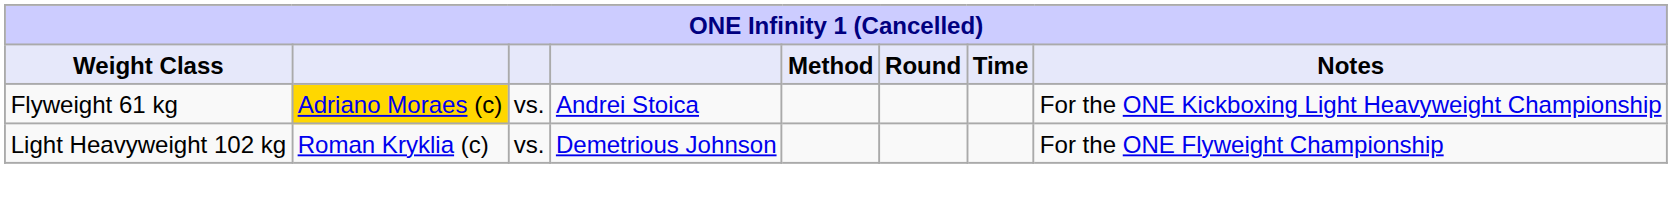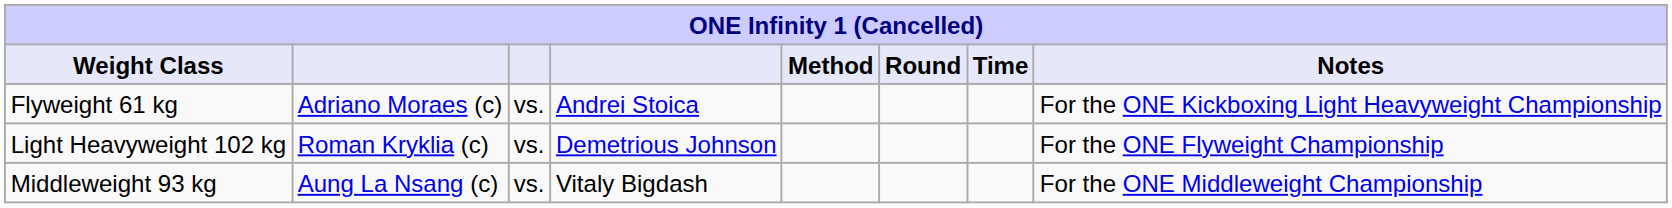(400, 104) gold background -> (400, 104) no background
+ row: (114, 183)
